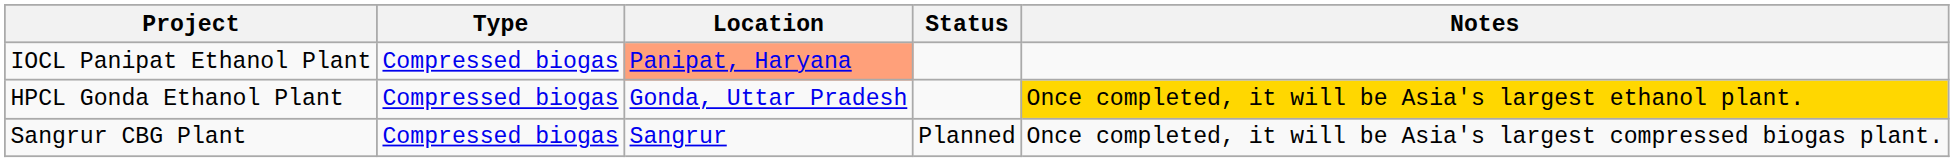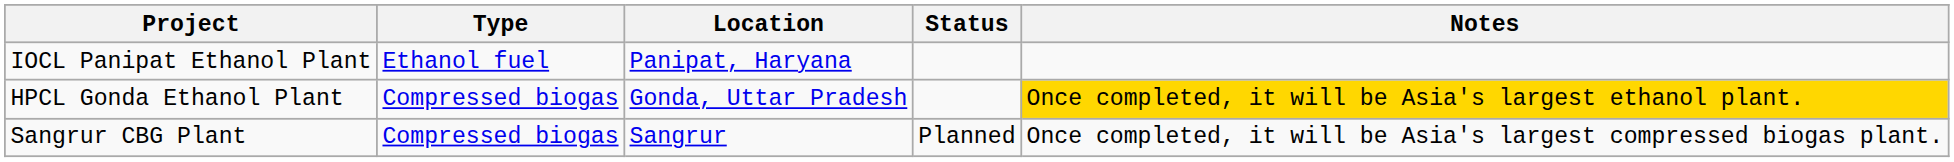(501, 61) Compressed biogas -> (466, 61) Ethanol fuel
(741, 61) lightsalmon background -> (741, 61) no background
